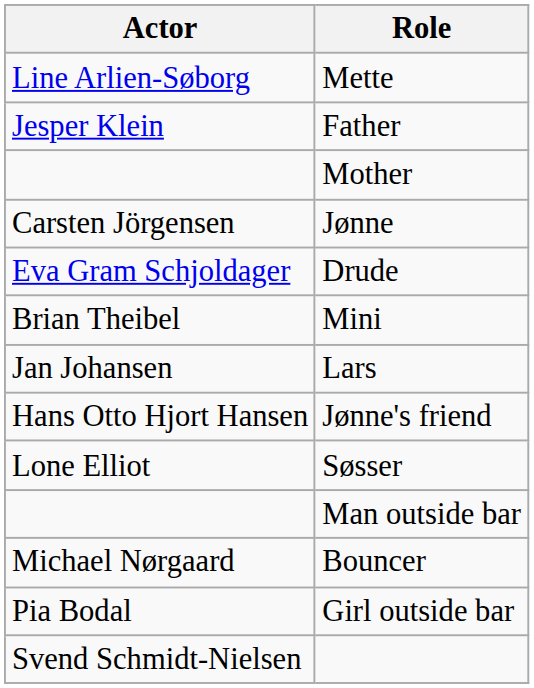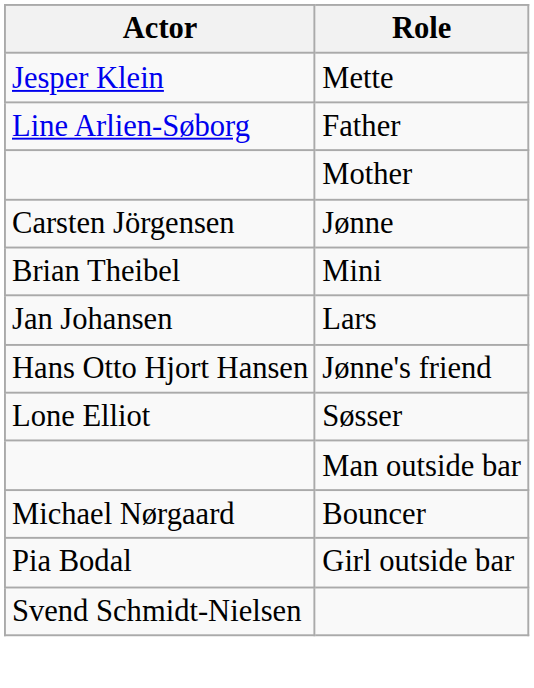(131, 77) Line Arlien-Søborg -> (88, 77) Jesper Klein
(88, 125) Jesper Klein -> (131, 125) Line Arlien-Søborg
- row: (360, 271)
